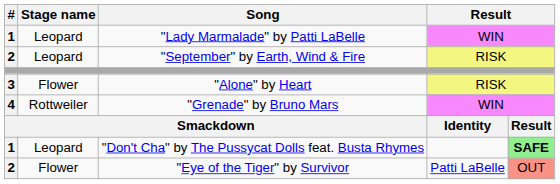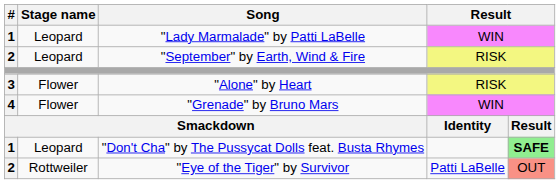(58, 105) Rottweiler -> (58, 105) Flower
(58, 168) Flower -> (58, 168) Rottweiler
